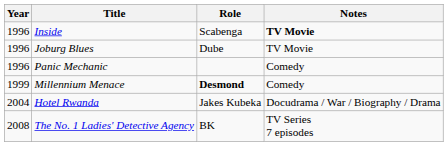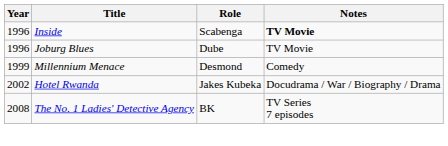- row: (71, 66)
(222, 84) bold -> (221, 66) normal
(18, 102) 2004 -> (18, 84) 2002
